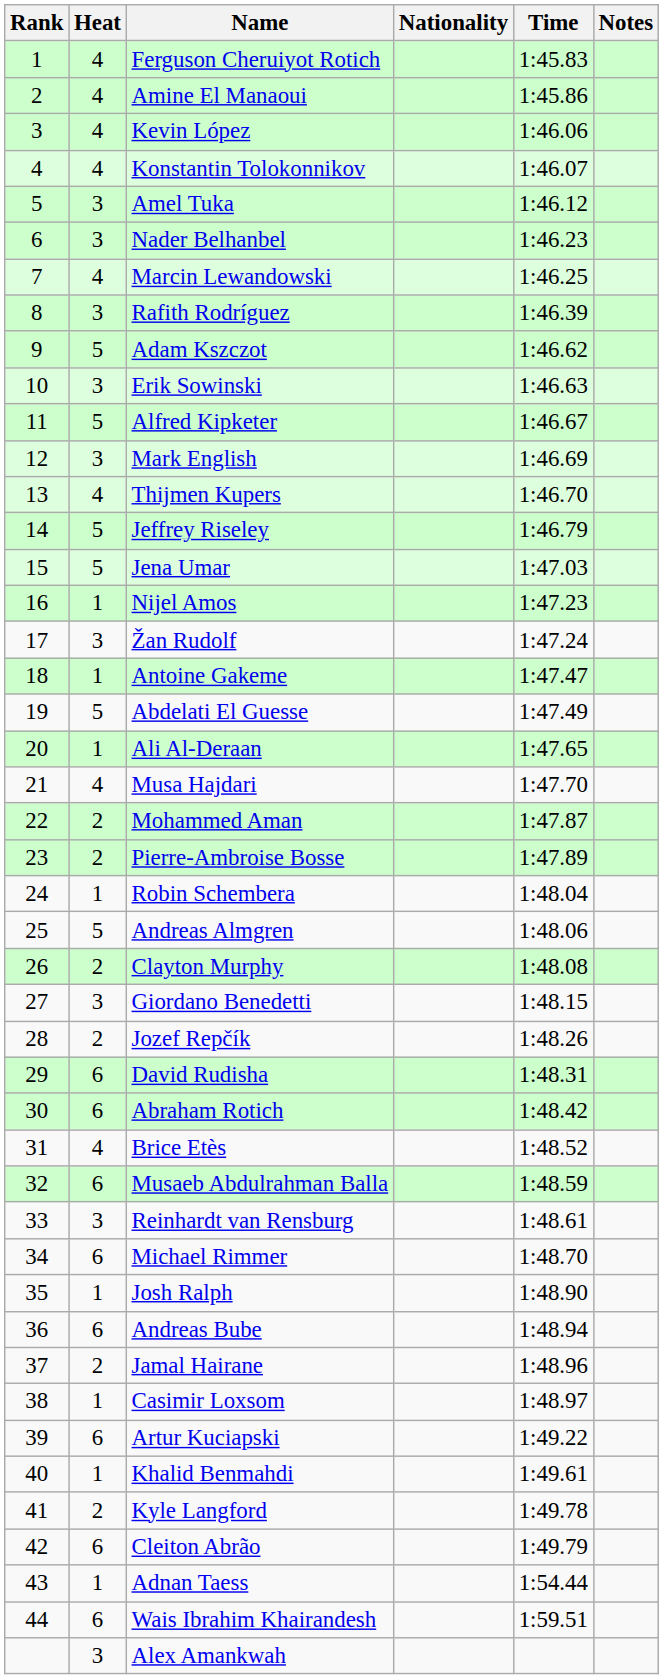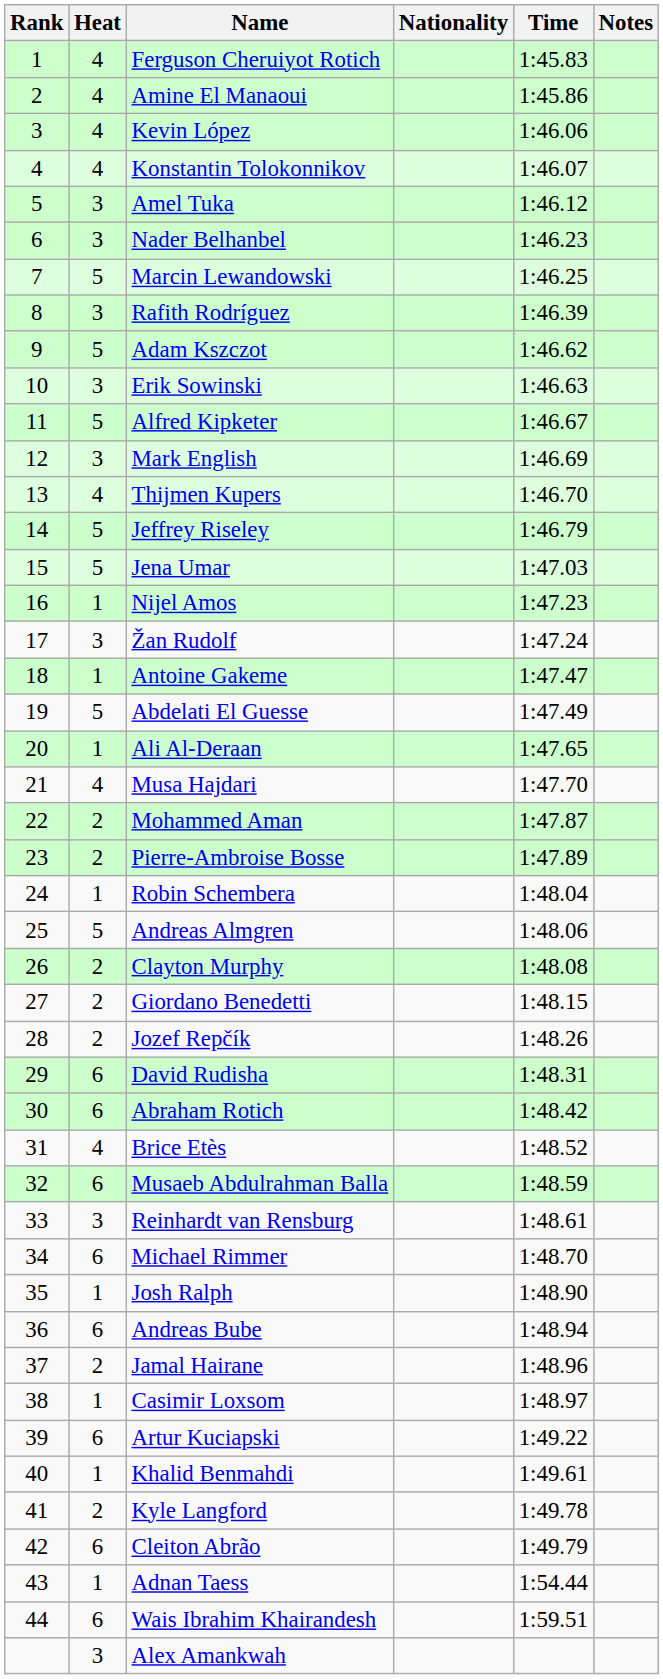(97, 276) 4 -> (97, 276) 5
(97, 1002) 3 -> (97, 1002) 2
